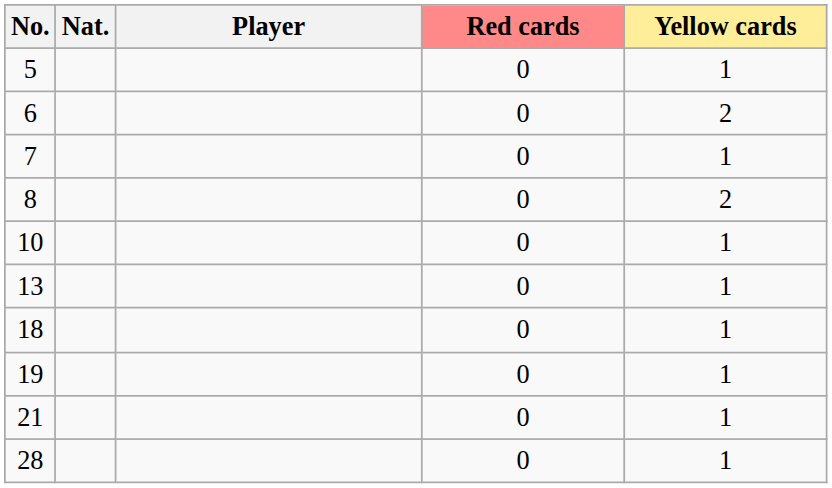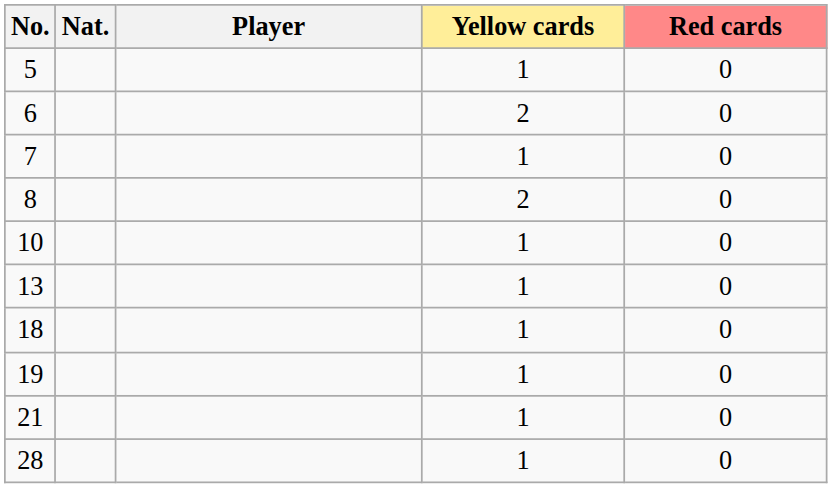columns swapped: (726, 26) <-> (523, 26)
